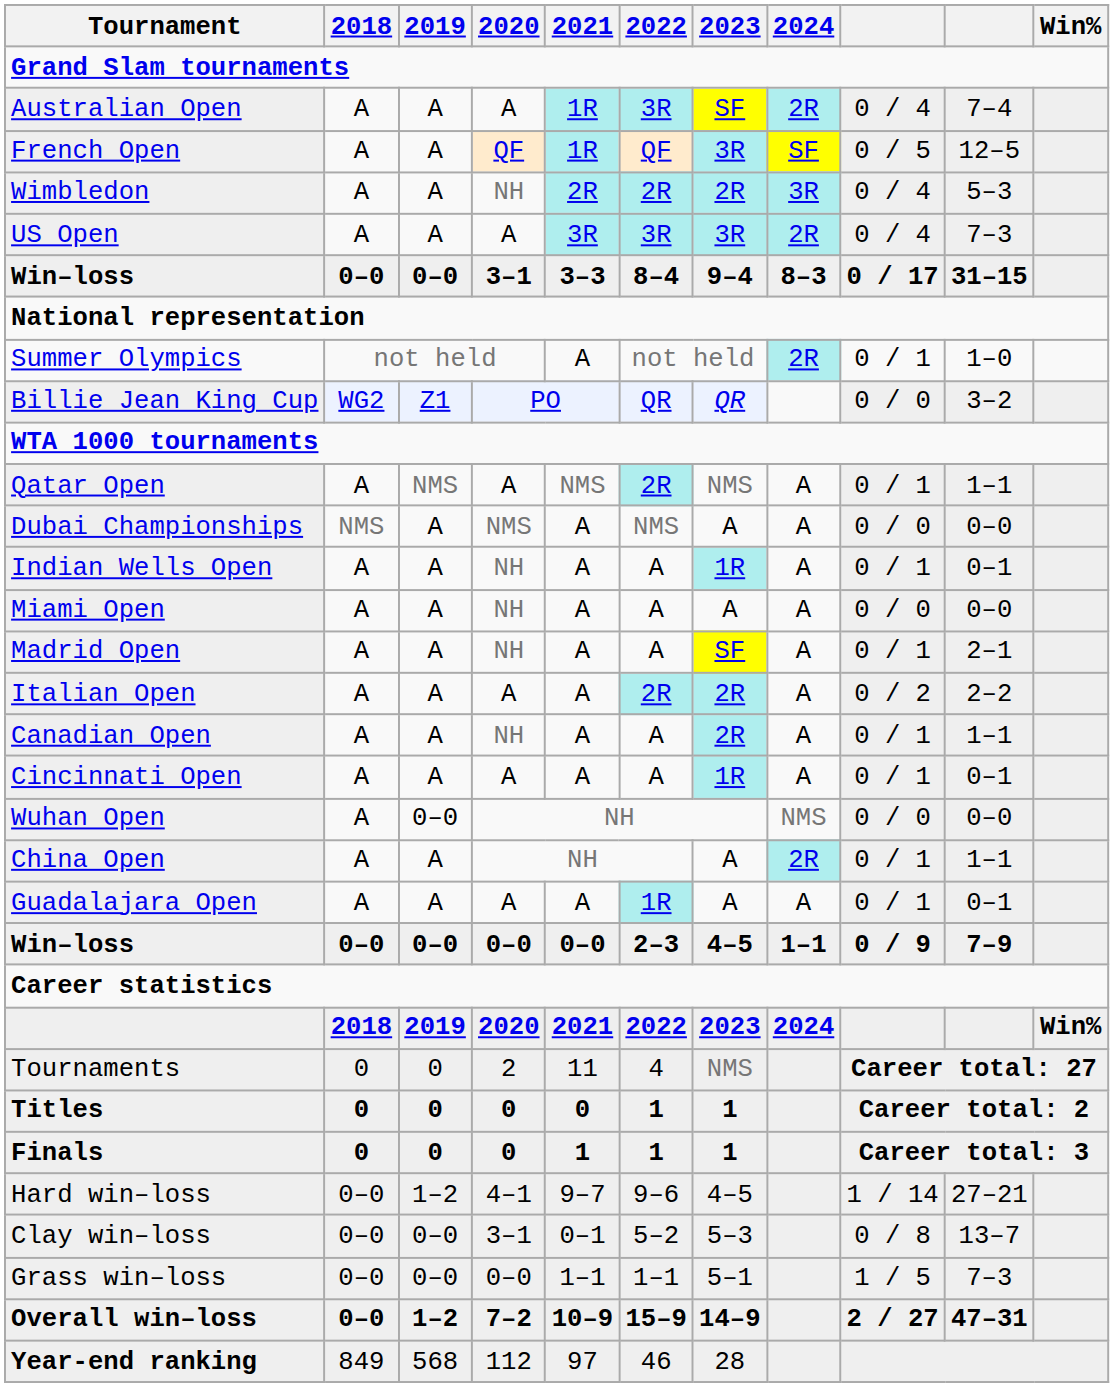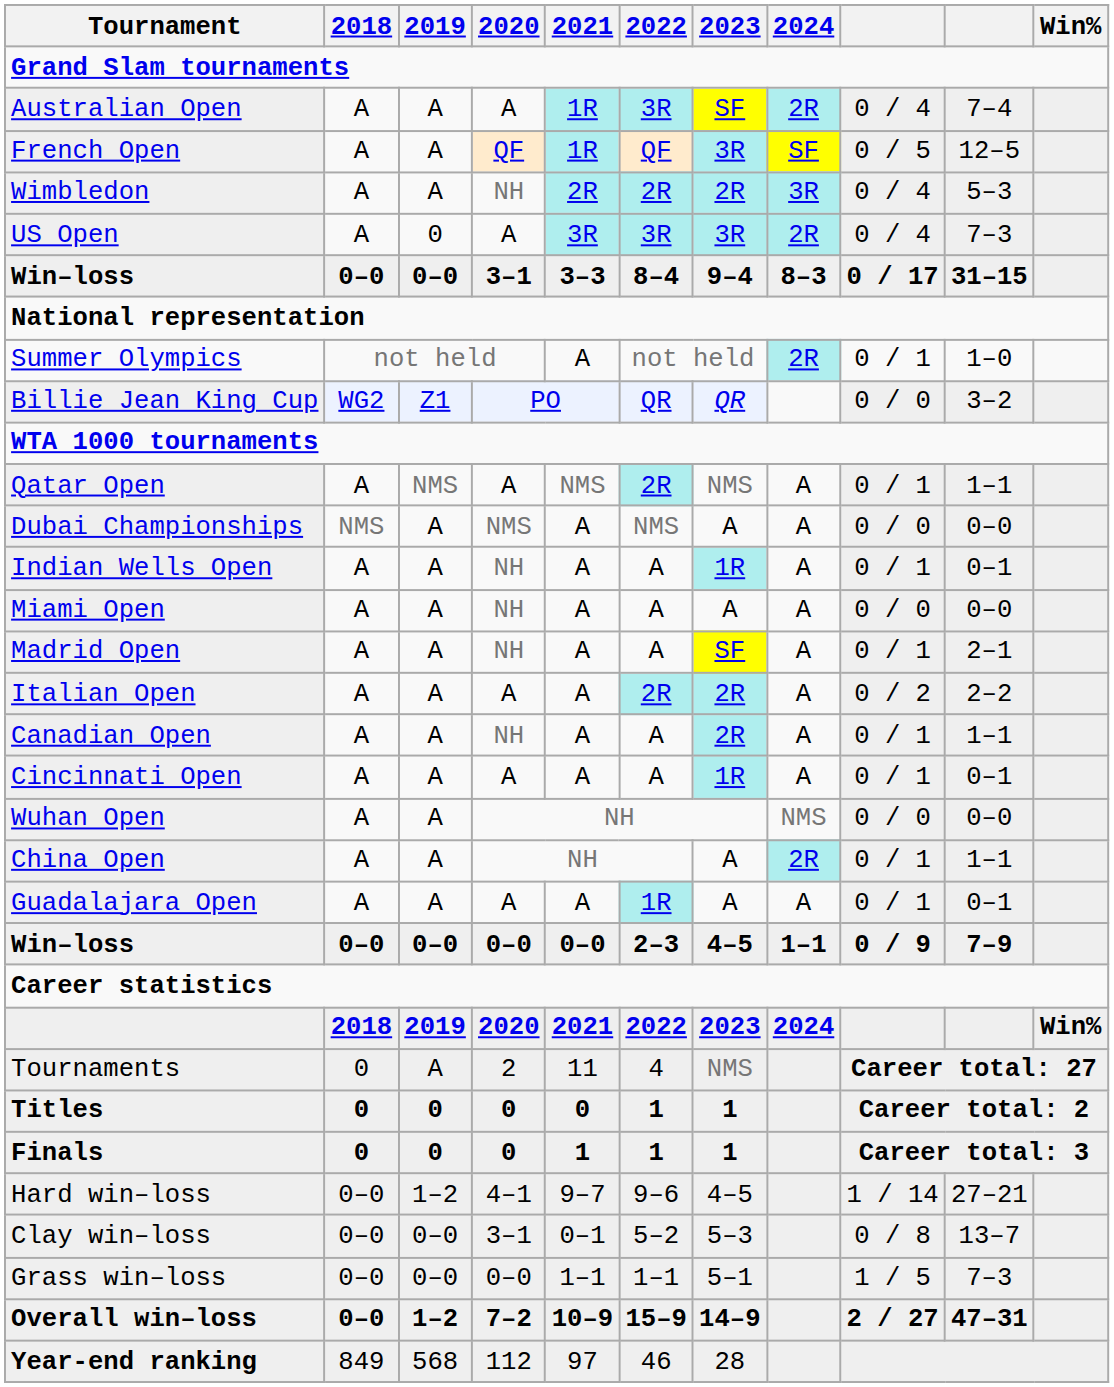(435, 235) A -> (435, 235) 0
(435, 819) 0–0 -> (435, 819) A
(435, 1069) 0 -> (435, 1069) A
